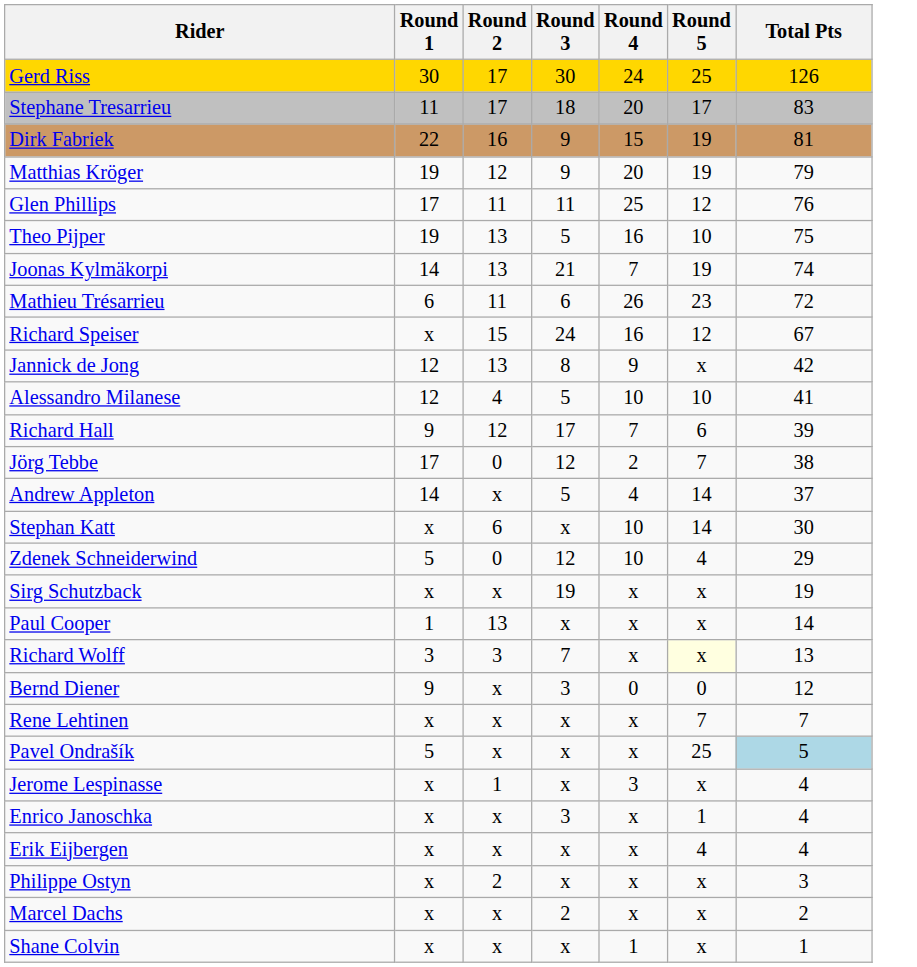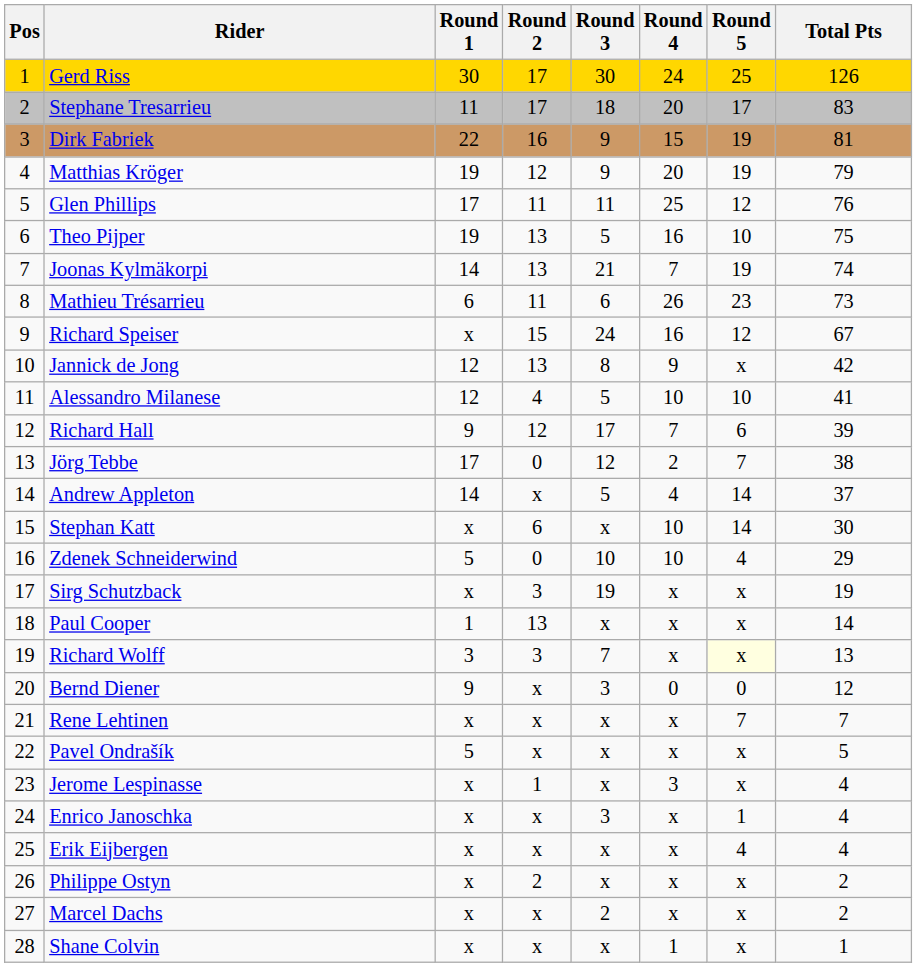+ column: (25, 32)
(804, 301) 72 -> (844, 301) 73
(565, 559) 12 -> (605, 559) 10
(497, 591) x -> (537, 591) 3
(701, 752) 25 -> (741, 752) x
(804, 752) lightblue background -> (844, 752) no background
(804, 881) 3 -> (844, 881) 2
